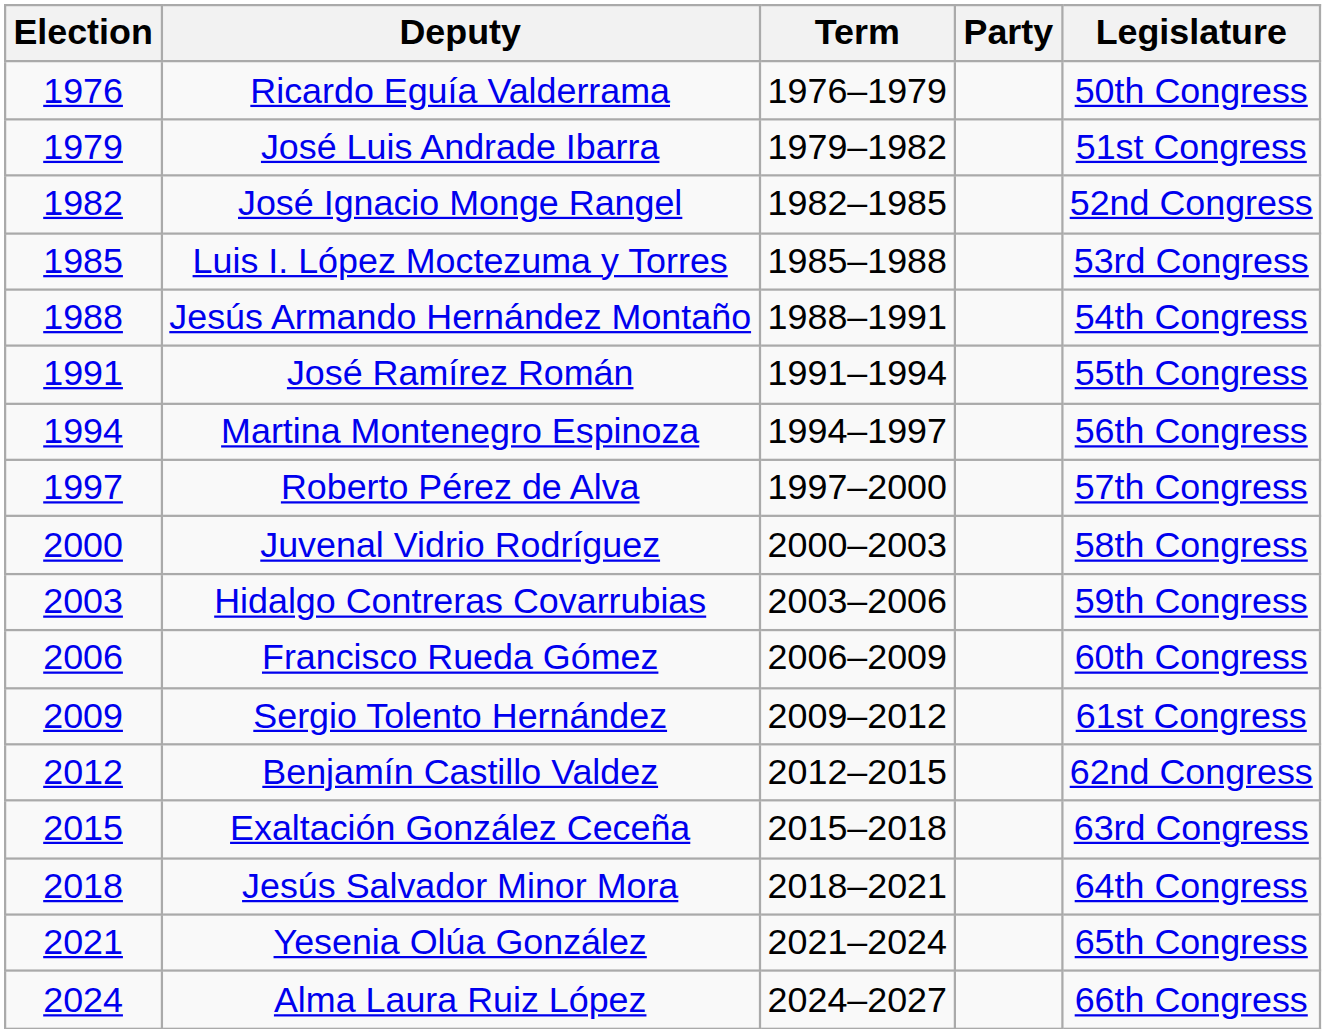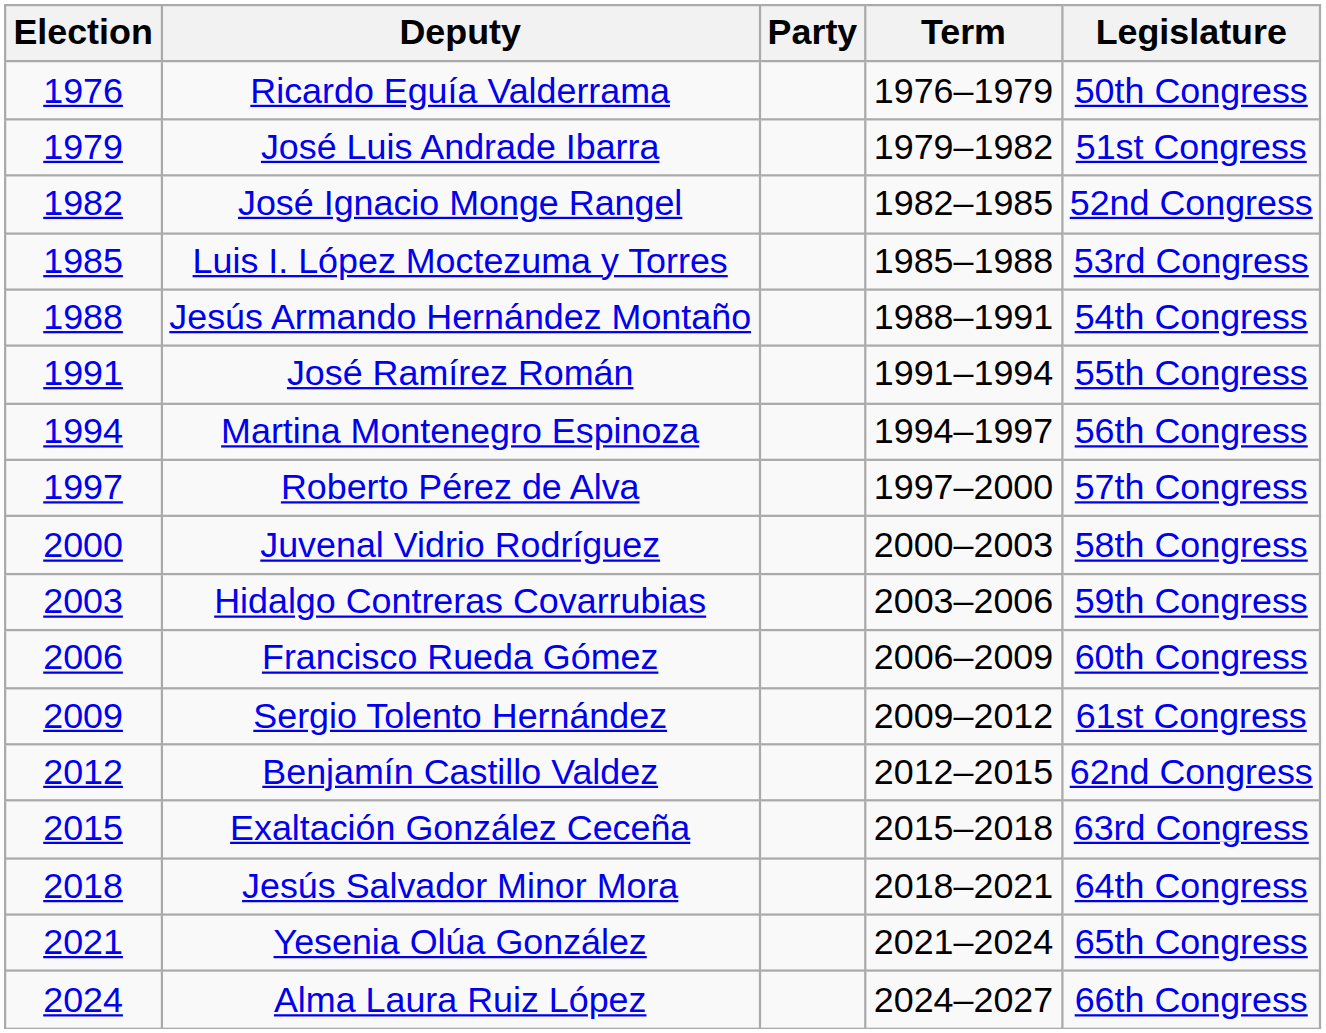columns swapped: (1008, 32) <-> (857, 32)
